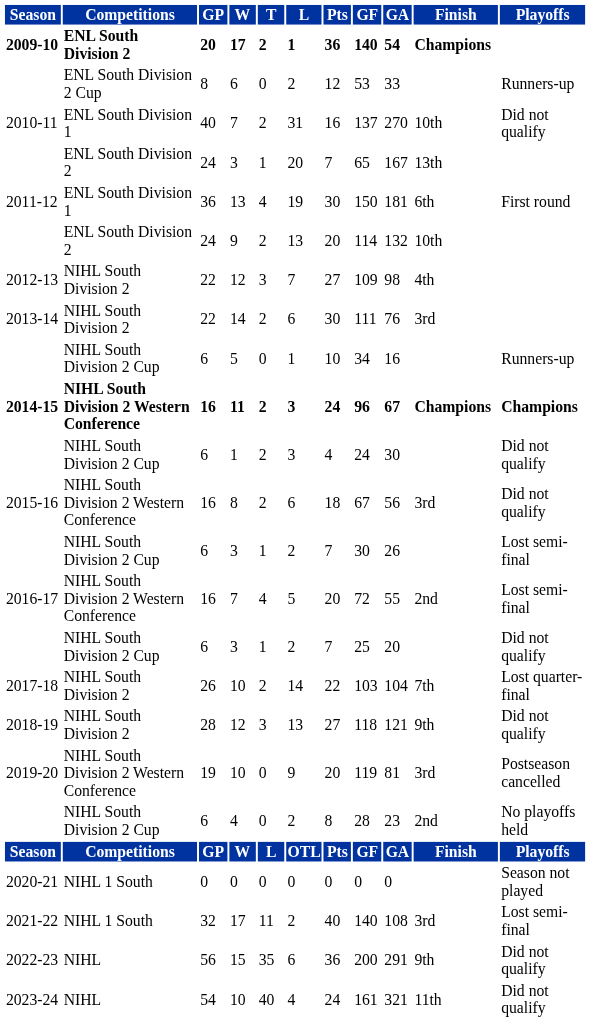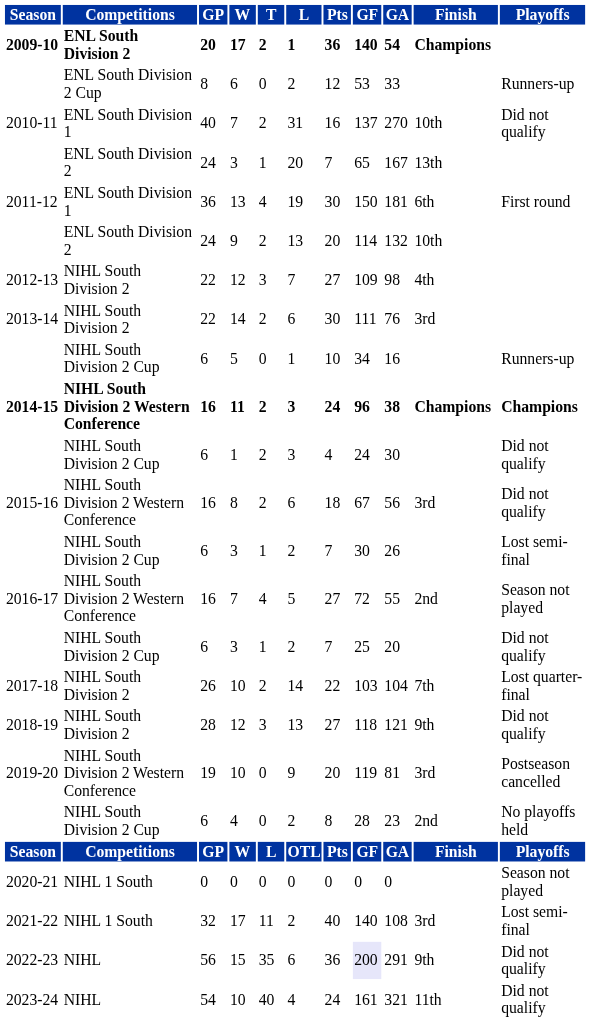(392, 406) 67 -> (392, 406) 38
(332, 598) 20 -> (332, 598) 27
(535, 598) Lost semi-final -> (535, 598) Season not played
(366, 960) no background -> (366, 960) lavender background
